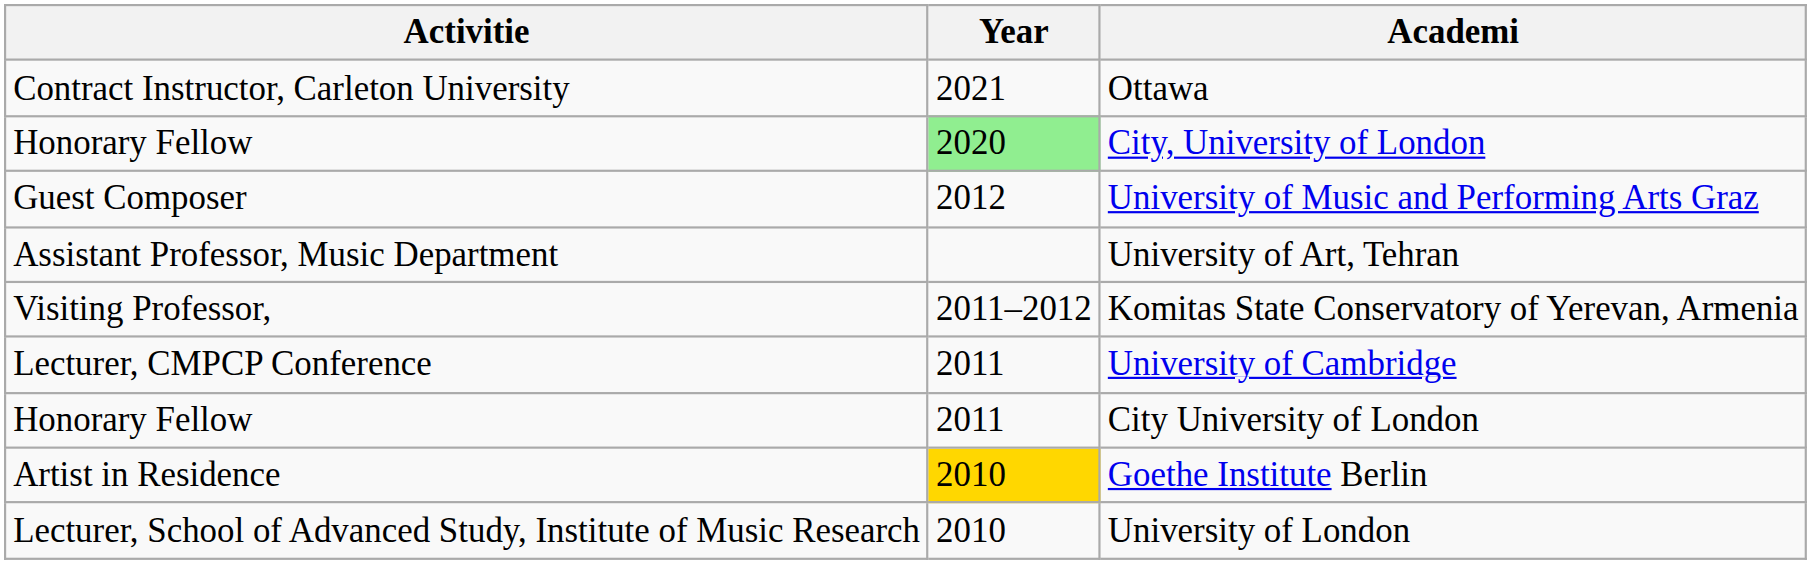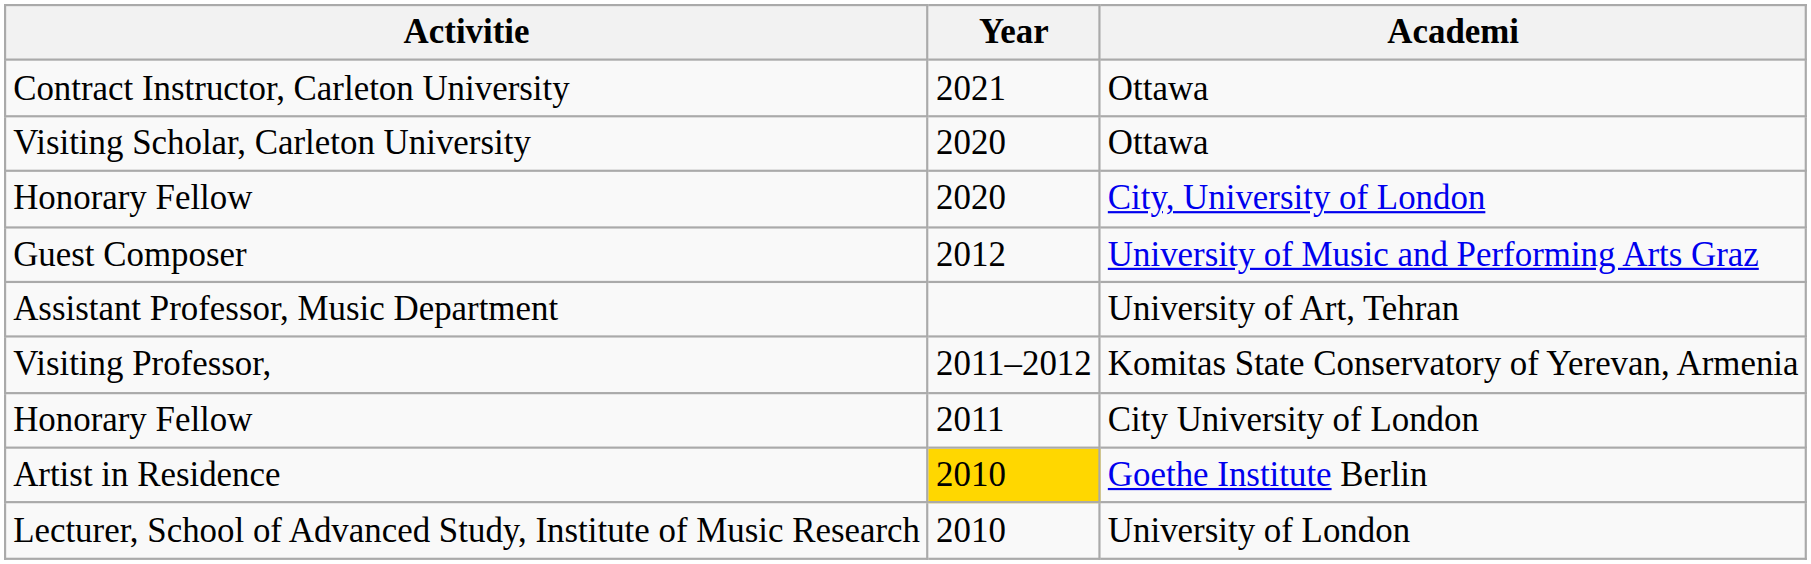+ row: (272, 142)
(971, 142) lightgreen background -> (971, 198) no background
- row: (222, 364)
